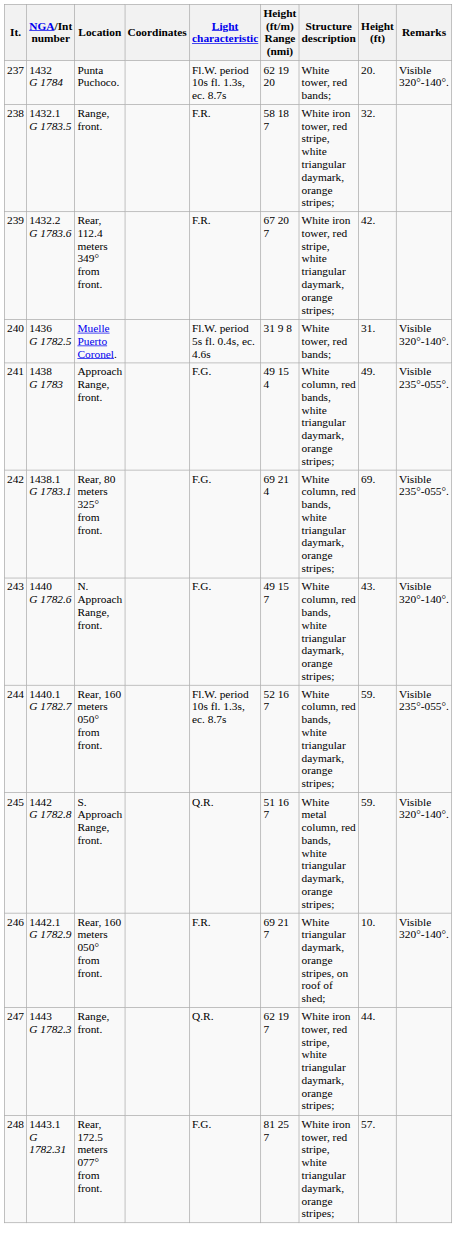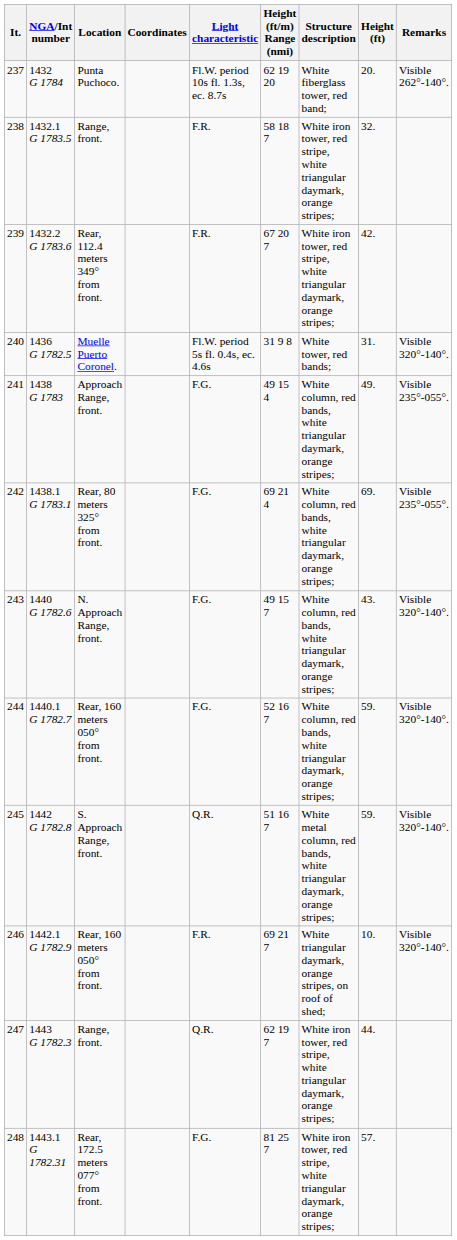(324, 82) White tower, red bands; -> (324, 89) White fiberglass tower, red band;
(424, 76) Visible 320°-140°. -> (424, 76) Visible 262°-140°.
(220, 707) Fl.W. period 10s fl. 1.3s, ec. 8.7s -> (202, 707) F.G.
(424, 700) Visible 235°-055°. -> (424, 713) Visible 320°-140°.
